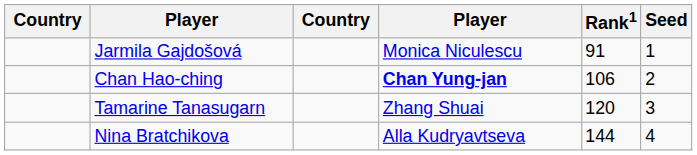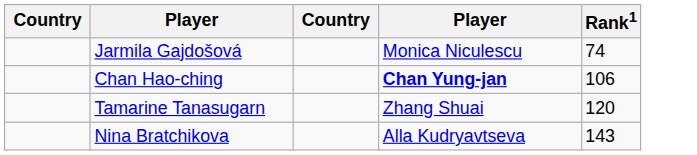- column: (666, 20)
(595, 51) 91 -> (595, 51) 74
(600, 136) 144 -> (600, 136) 143
